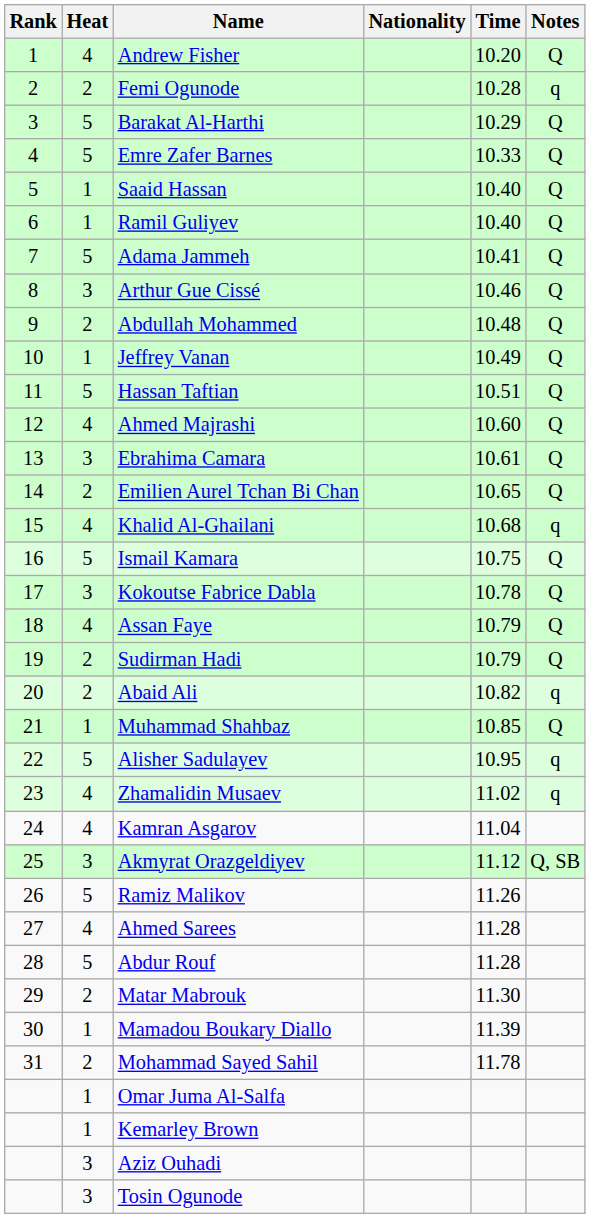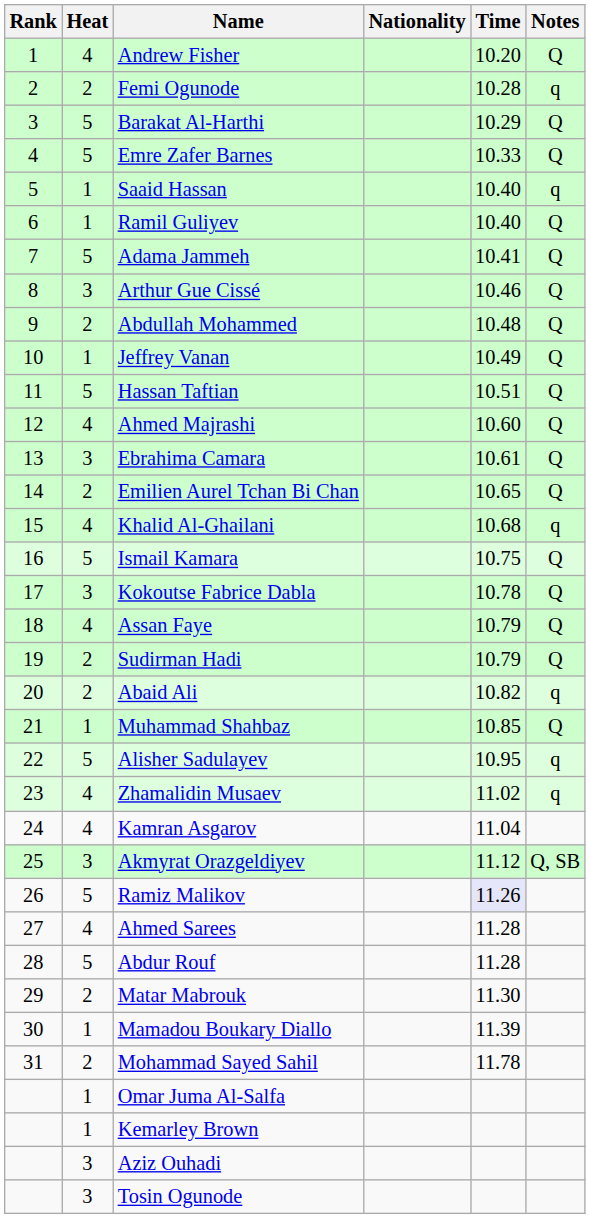(555, 189) Q -> (555, 189) q
(498, 894) no background -> (498, 894) lavender background
